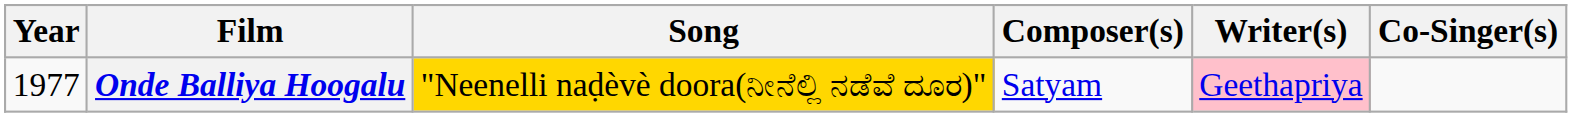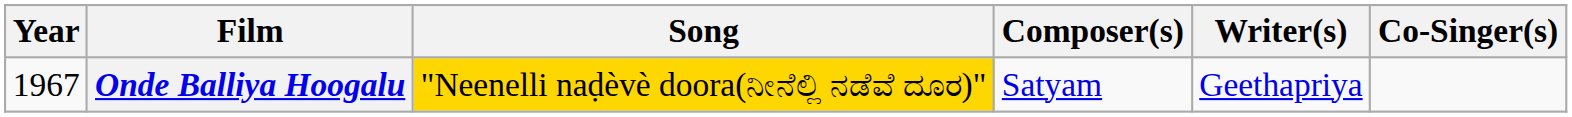(46, 84) 1977 -> (46, 84) 1967
(1281, 84) pink background -> (1281, 84) no background
